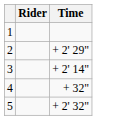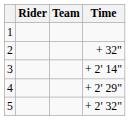+ column: (66, 13)
(71, 50) + 2' 29" -> (109, 50) + 32"
(76, 87) + 32" -> (103, 87) + 2' 29"
